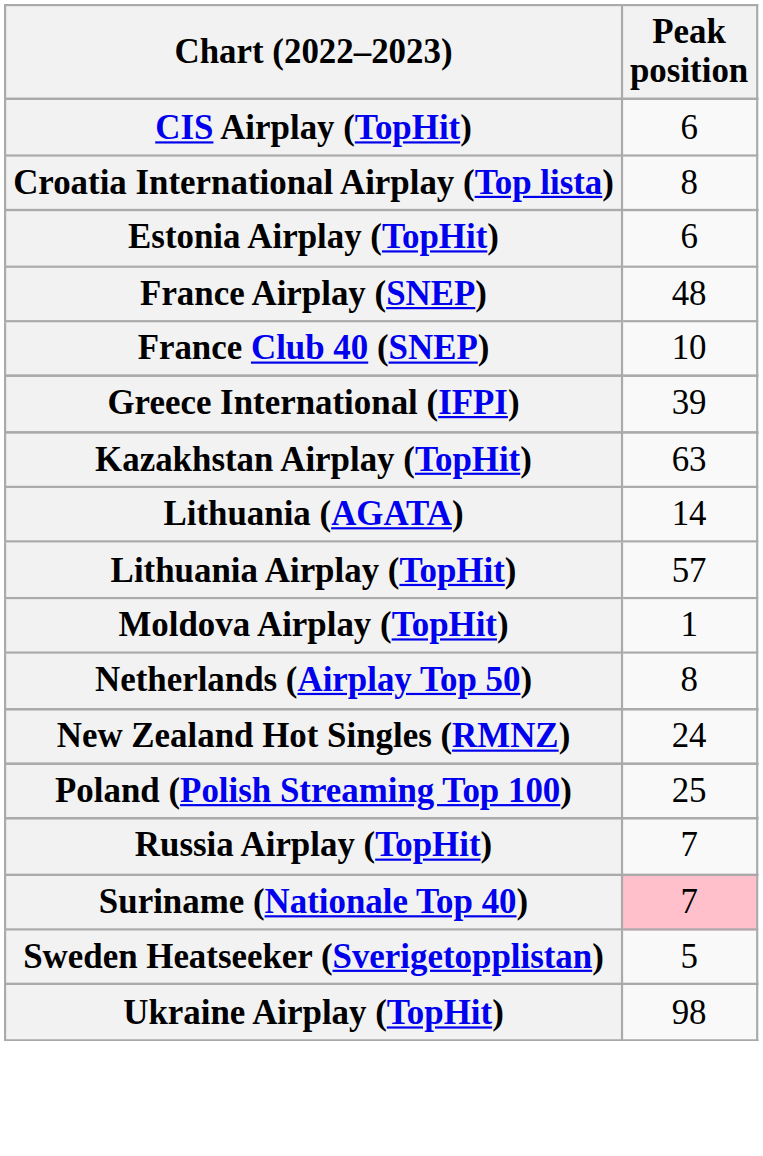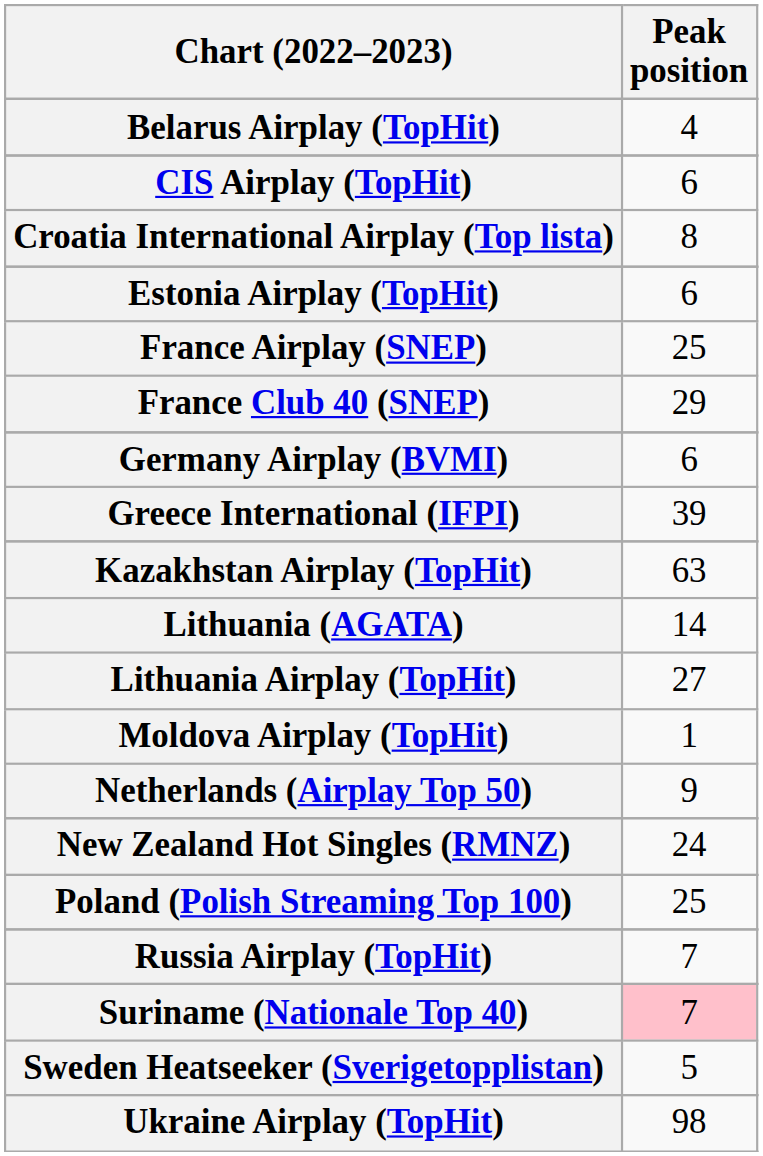+ row: (313, 126)
(689, 292) 48 -> (689, 347) 25
(689, 347) 10 -> (689, 403) 29
+ row: (313, 458)
(689, 569) 57 -> (689, 679) 27
(689, 679) 8 -> (689, 790) 9
